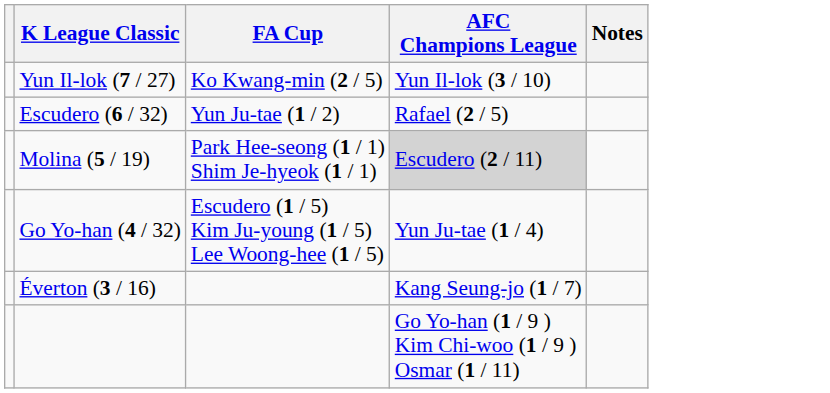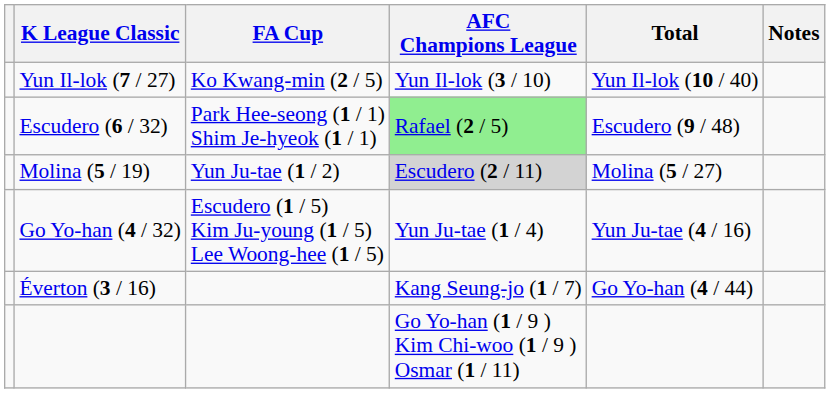+ column: (675, 33)
(265, 113) Yun Ju-tae (1 / 2) -> (288, 125) Park Hee-seong (1 / 1) Shim Je-hyeok (1 / 1)
(452, 113) no background -> (452, 125) lightgreen background
(288, 159) Park Hee-seong (1 / 1) Shim Je-hyeok (1 / 1) -> (265, 171) Yun Ju-tae (1 / 2)
